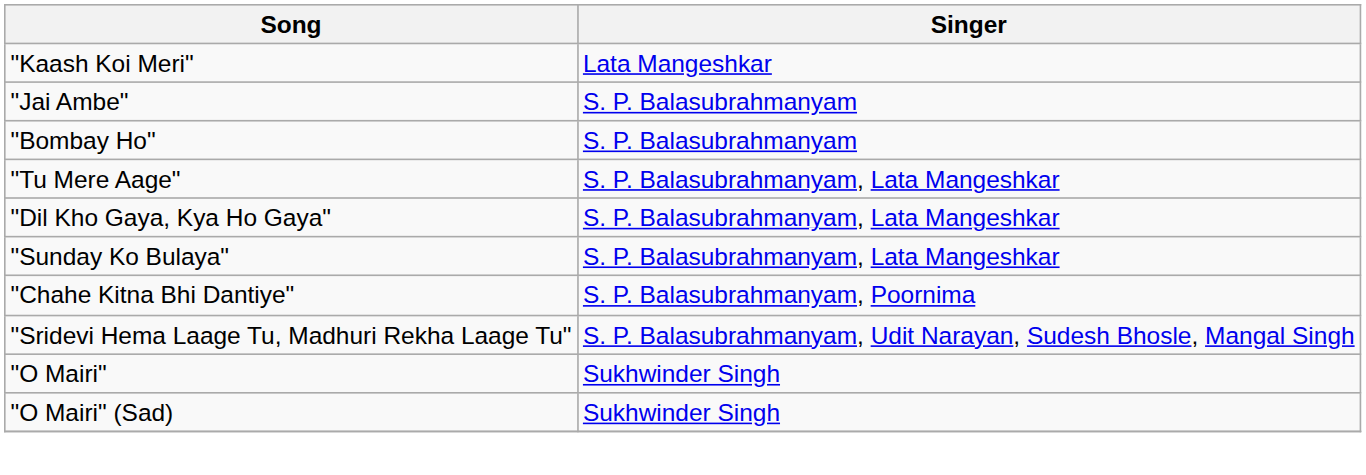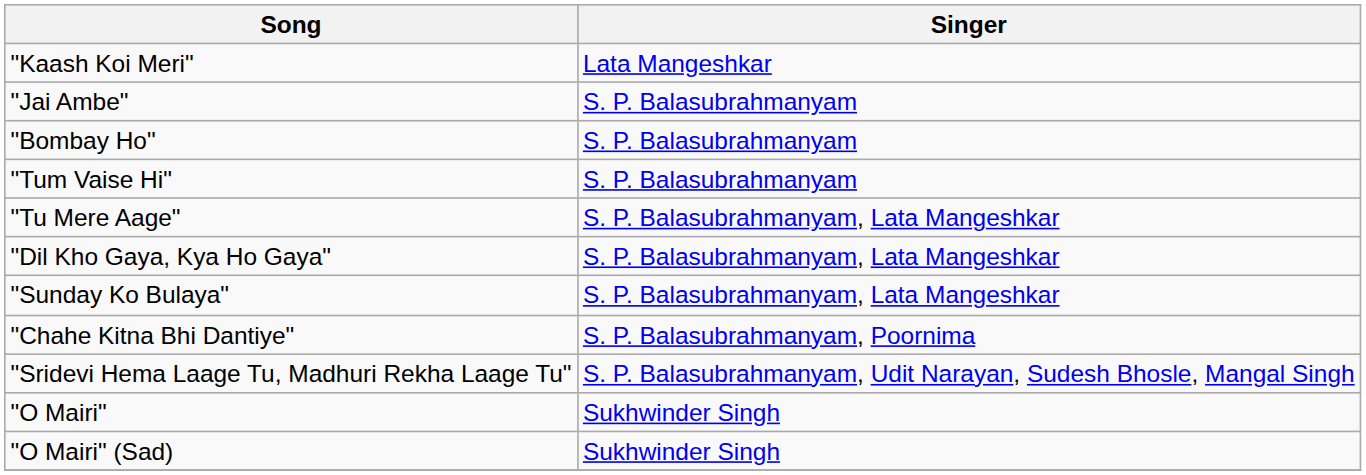+ row: (91, 179)
